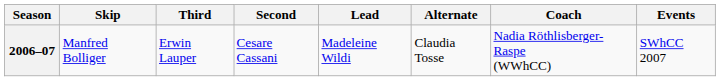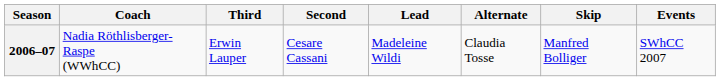columns swapped: (108, 14) <-> (564, 14)
